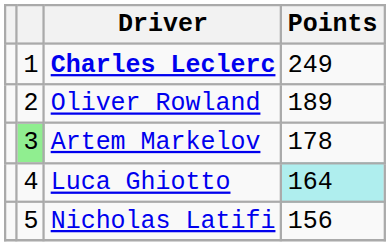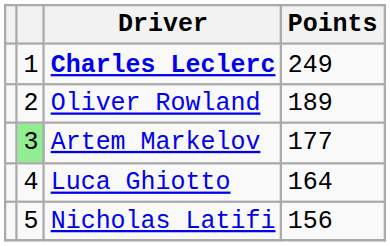(310, 143) 178 -> (310, 143) 177
(310, 182) paleturquoise background -> (310, 182) no background
